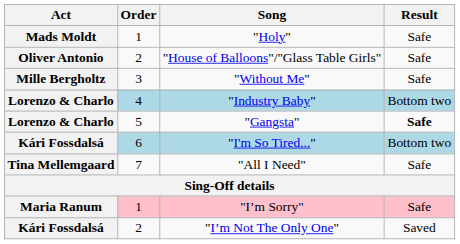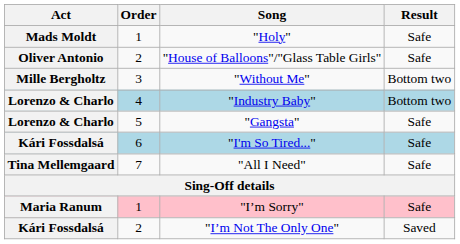(419, 79) Safe -> (419, 79) Bottom two
(419, 121) bold -> (419, 121) normal
(419, 143) Bottom two -> (419, 143) Safe
